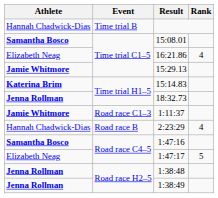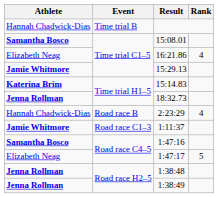rows swapped: (171, 128) <-> (171, 113)
